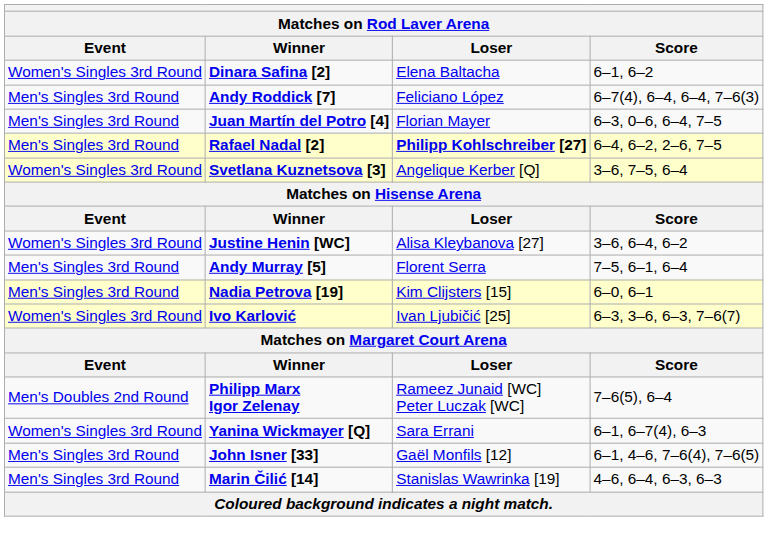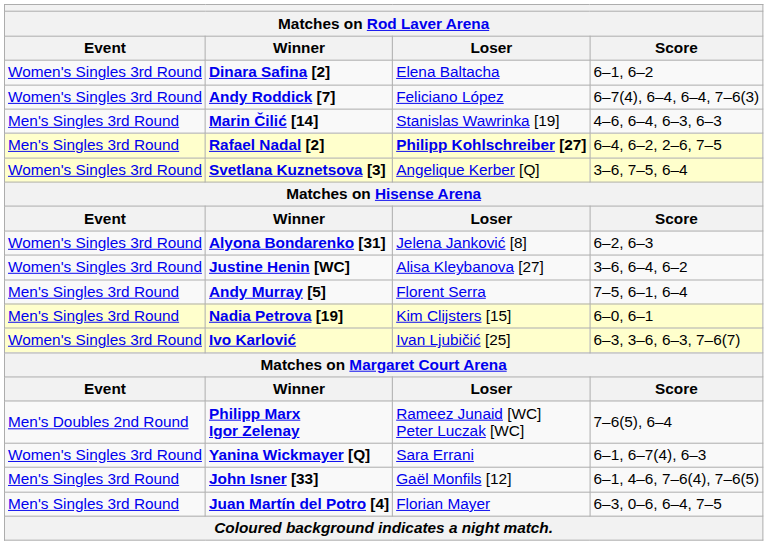(94, 96) Men's Singles 3rd Round -> (105, 96) Women's Singles 3rd Round
rows swapped: (299, 121) <-> (264, 479)
+ row: (297, 242)
